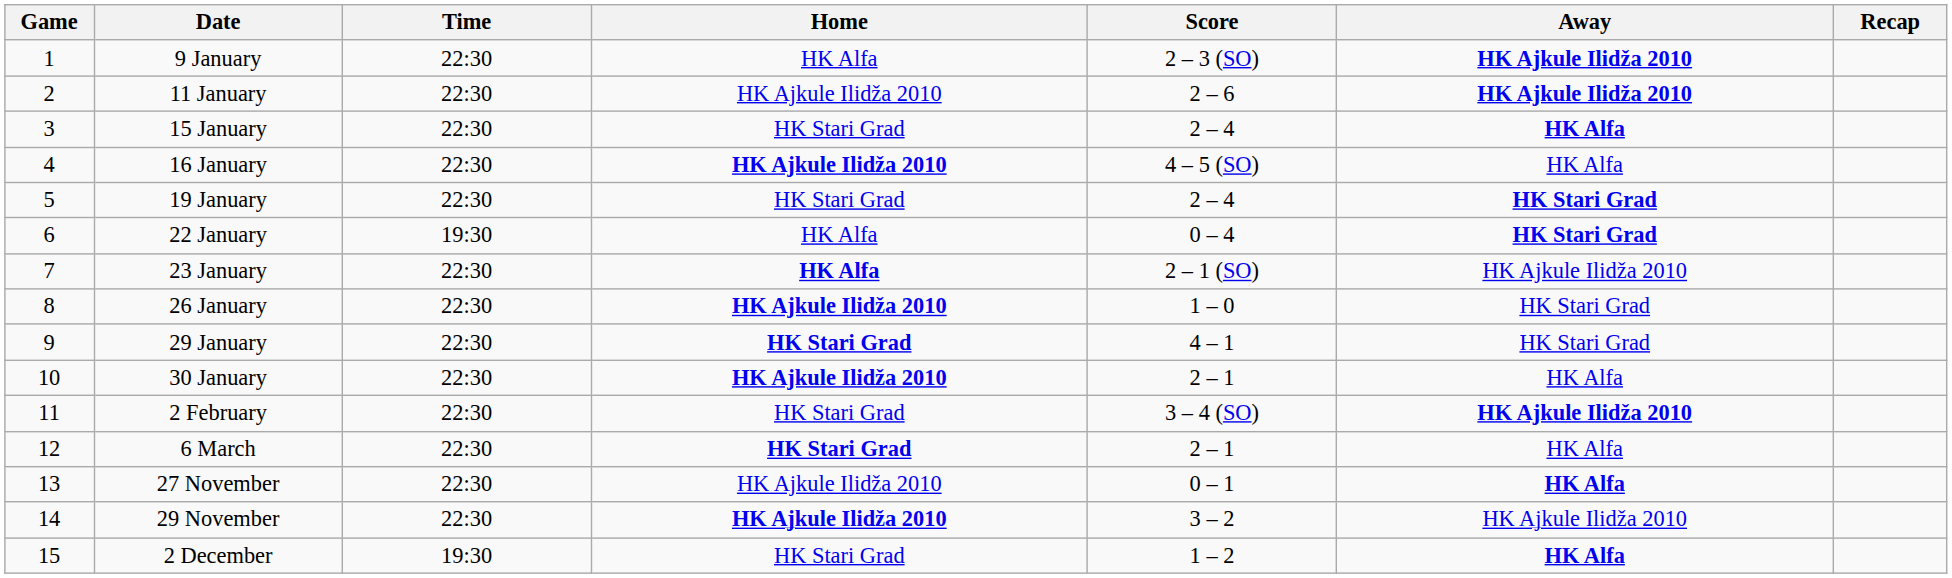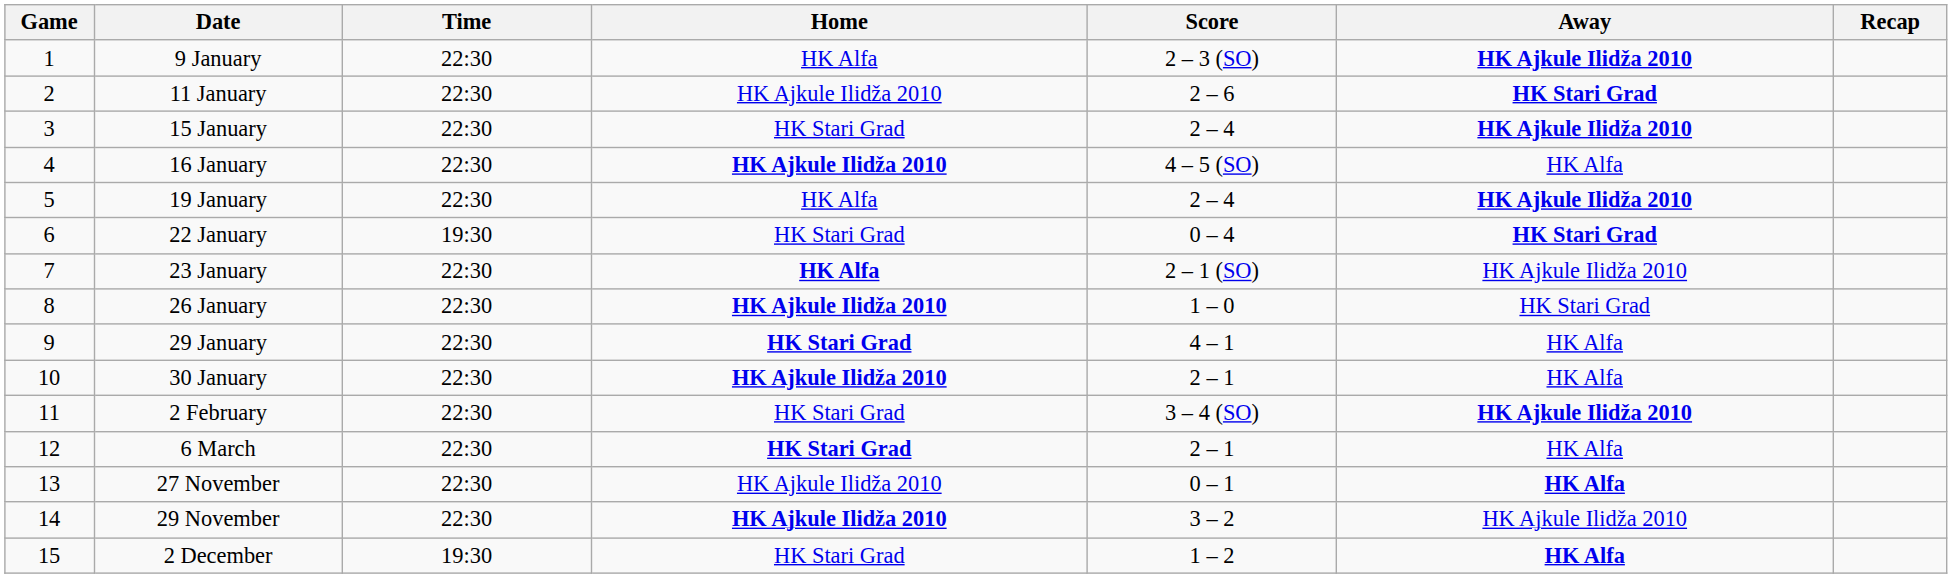(1585, 93) HK Ajkule Ilidža 2010 -> (1585, 93) HK Stari Grad
(1585, 128) HK Alfa -> (1585, 128) HK Ajkule Ilidža 2010
(839, 199) HK Stari Grad -> (839, 199) HK Alfa
(1585, 199) HK Stari Grad -> (1585, 199) HK Ajkule Ilidža 2010
(839, 235) HK Alfa -> (839, 235) HK Stari Grad
(1585, 341) HK Stari Grad -> (1585, 341) HK Alfa
